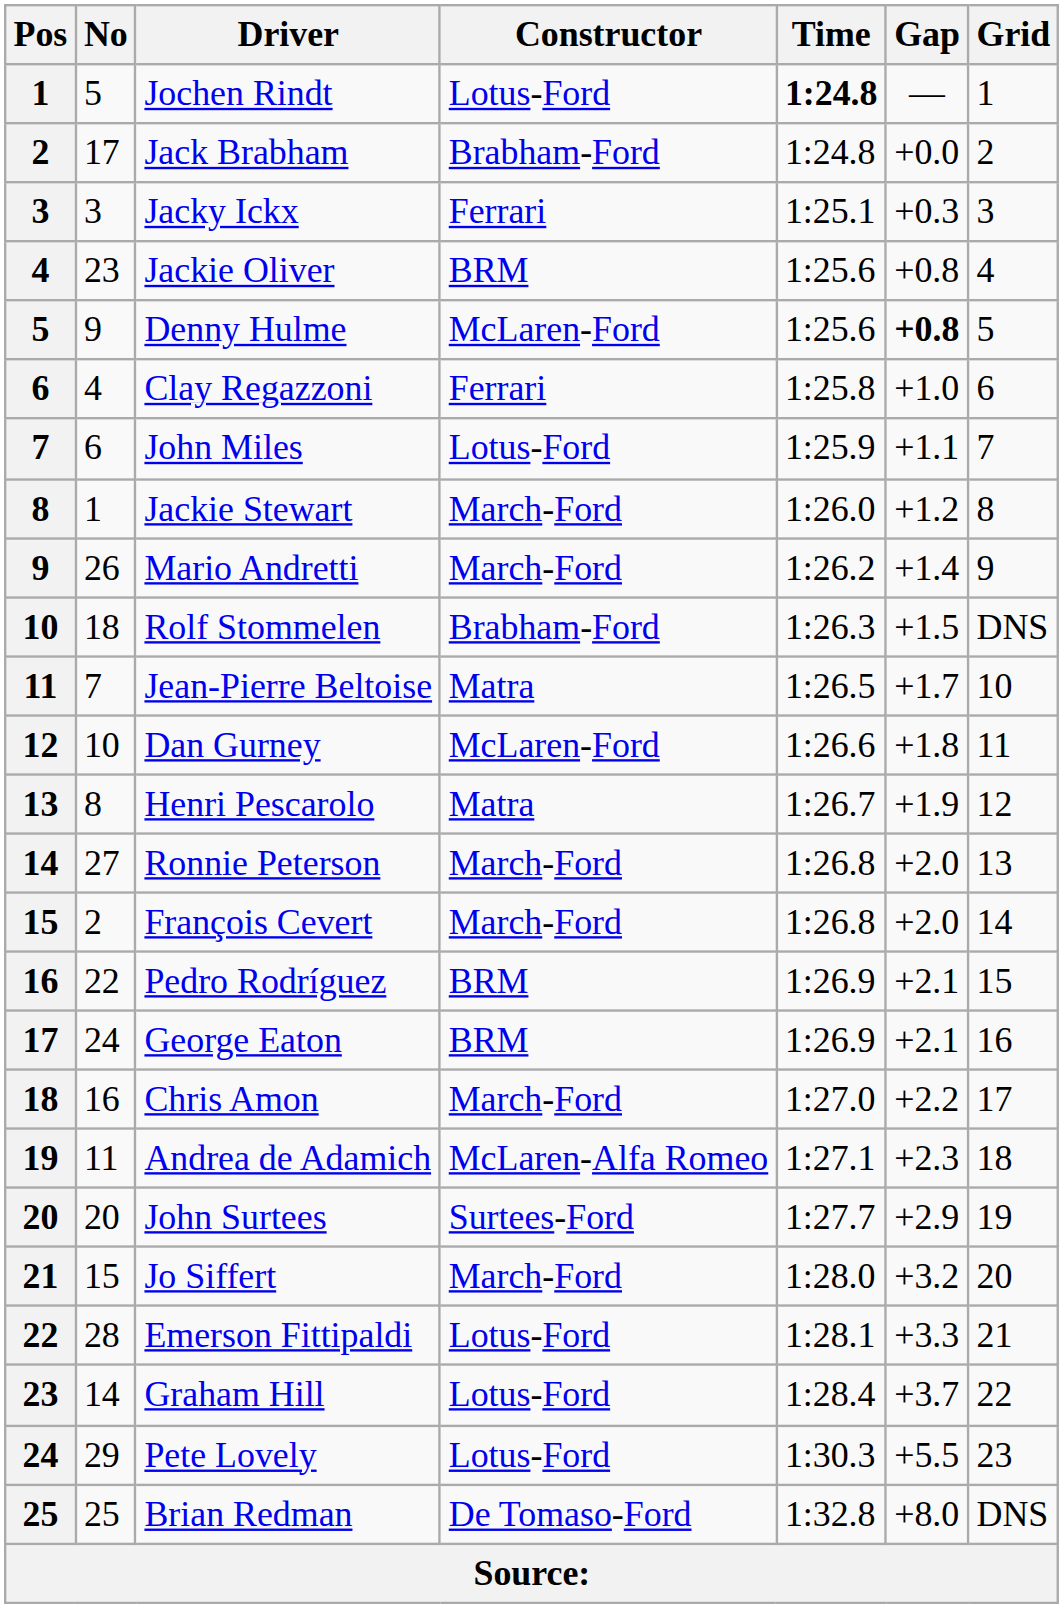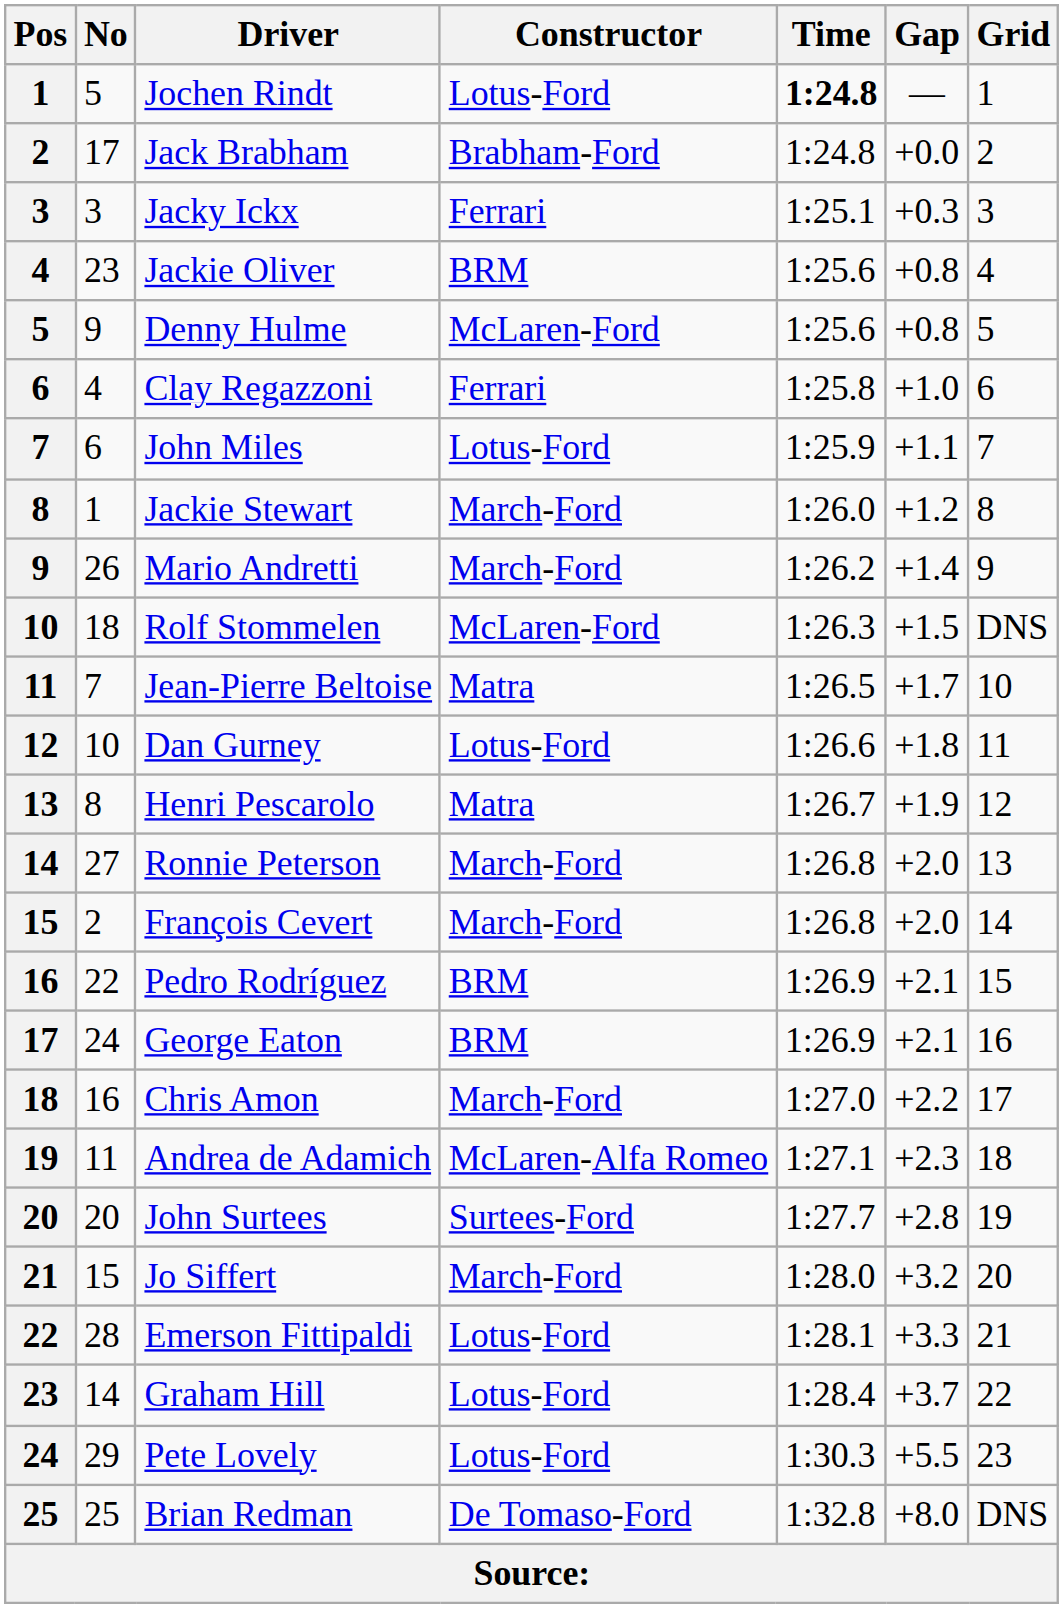(927, 329) bold -> (927, 329) normal
(554, 625) Brabham-Ford -> (554, 625) McLaren-Ford
(554, 744) McLaren-Ford -> (529, 744) Lotus-Ford
(927, 1217) +2.9 -> (927, 1217) +2.8
